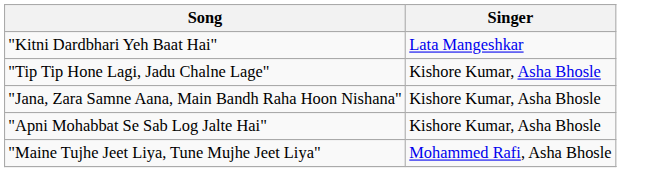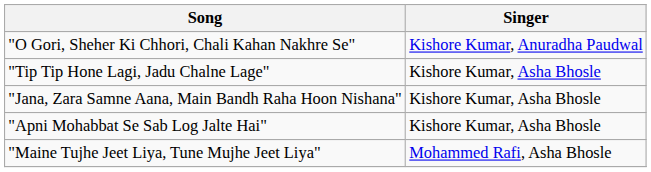- row: (113, 45)
+ row: (182, 45)
